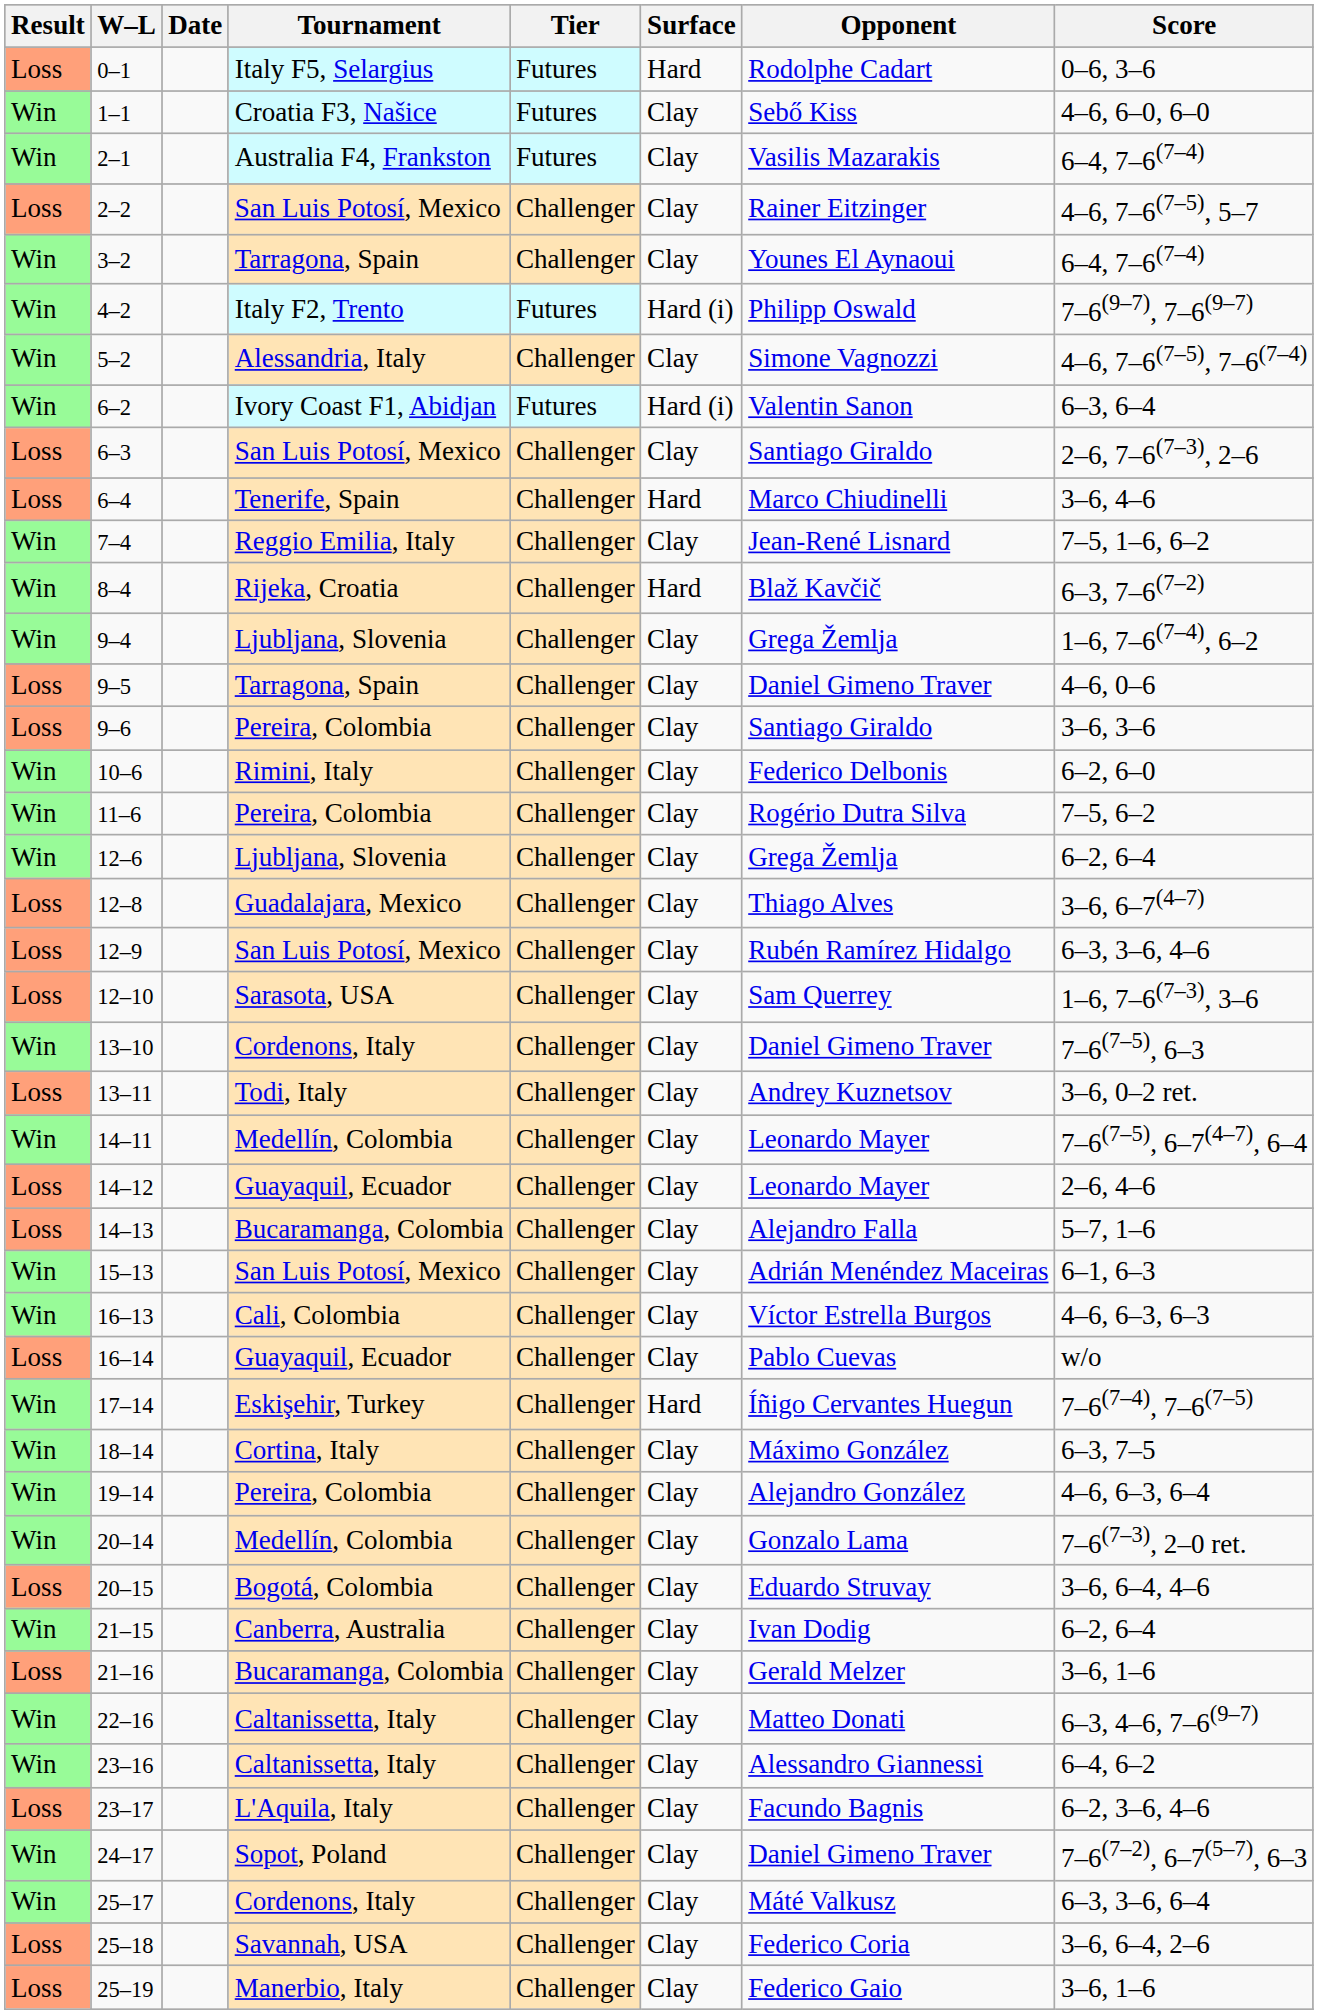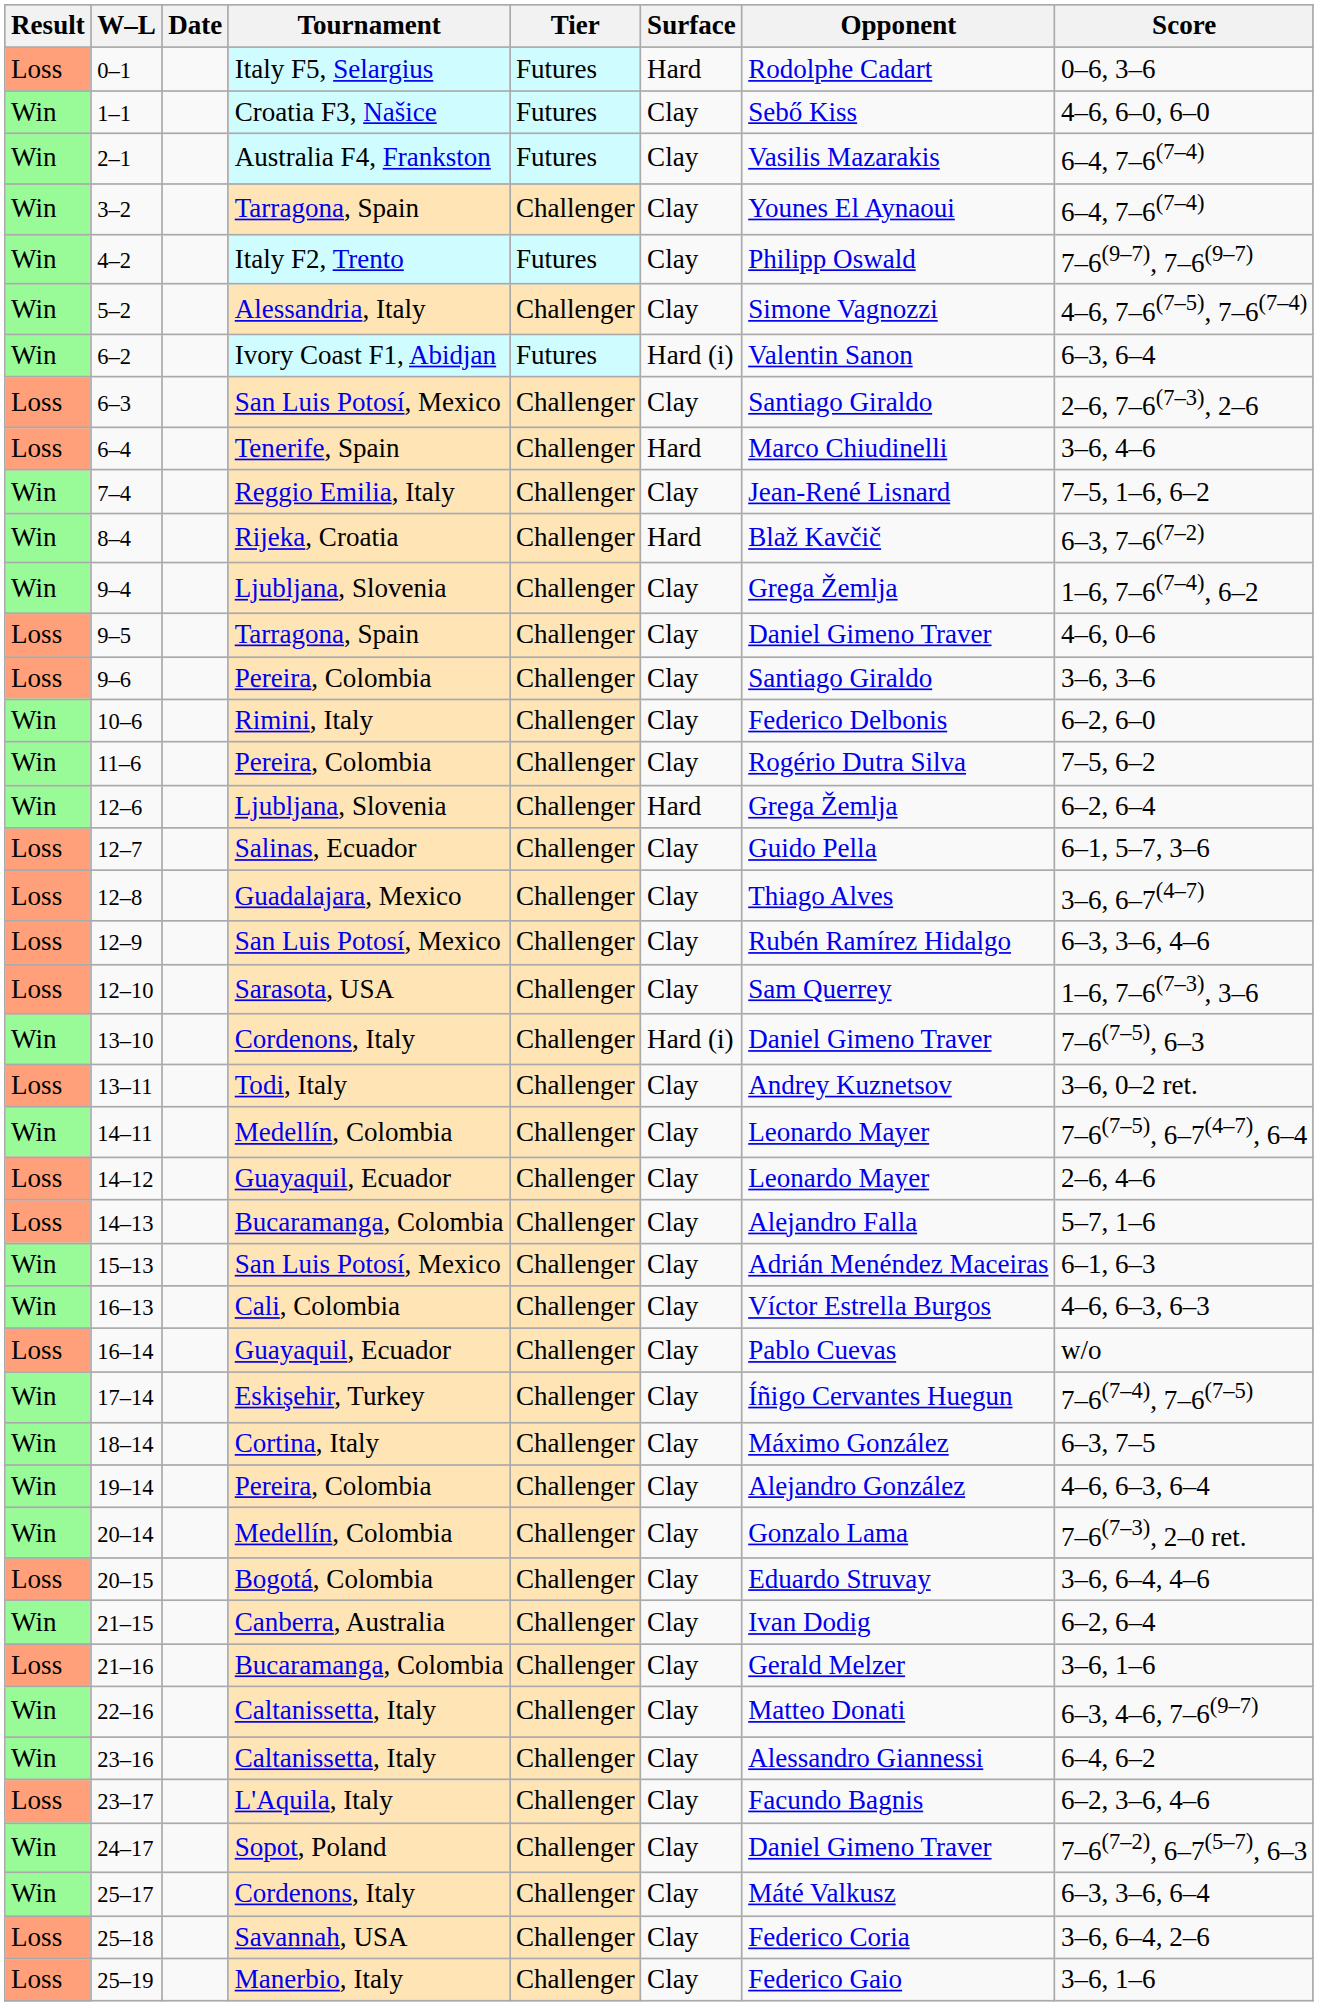- row: (114, 210)
(690, 308) Hard (i) -> (673, 258) Clay
(673, 856) Clay -> (674, 806) Hard
+ row: (120, 850)
(673, 1046) Clay -> (690, 1038) Hard (i)
(674, 1403) Hard -> (673, 1396) Clay
